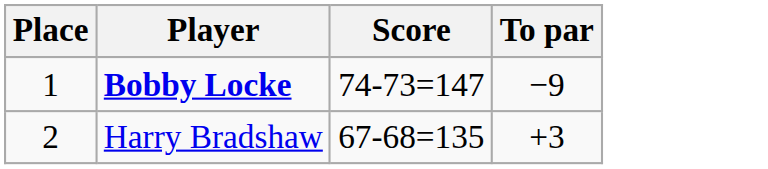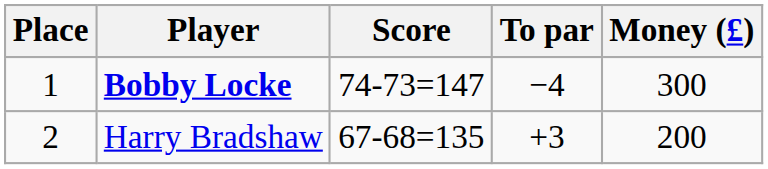+ column: (682, 30)
(547, 83) −9 -> (547, 83) −4
